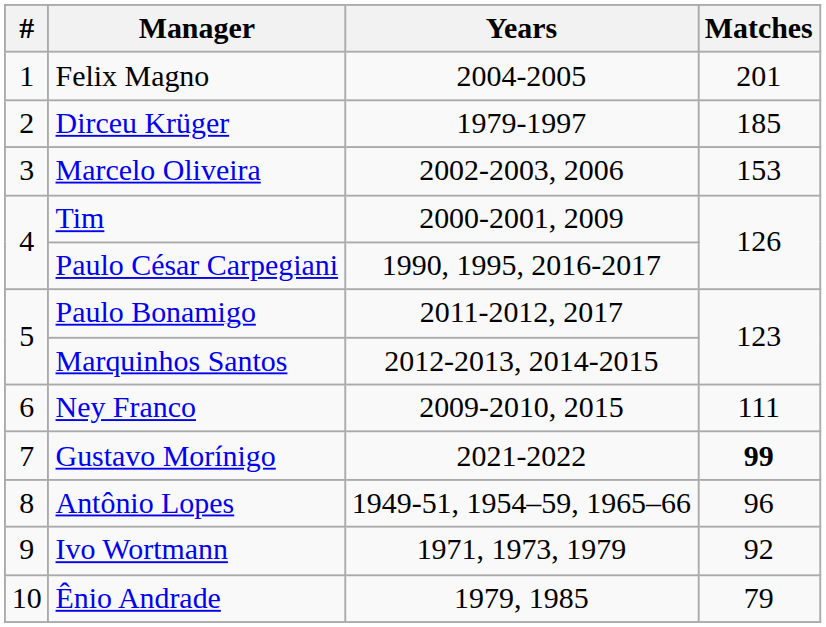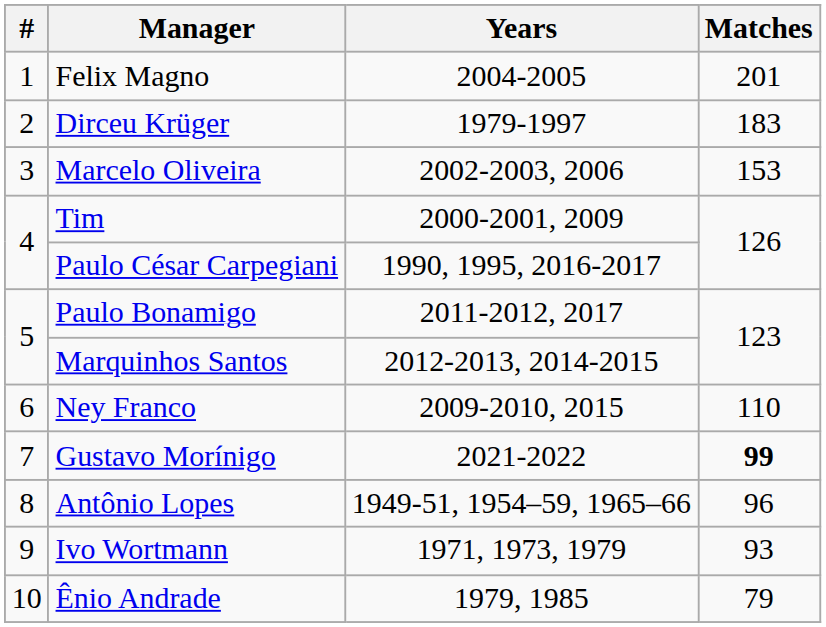(759, 123) 185 -> (759, 123) 183
(759, 407) 111 -> (759, 407) 110
(759, 550) 92 -> (759, 550) 93
